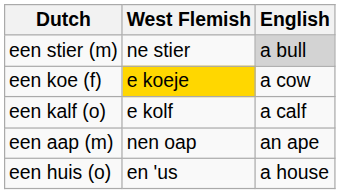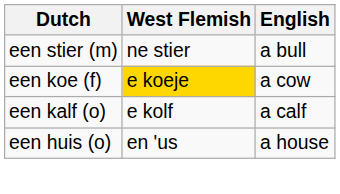(283, 50) lightgrey background -> (283, 50) no background
- row: (61, 142)
